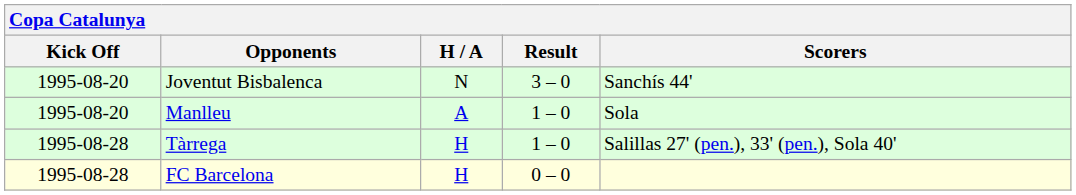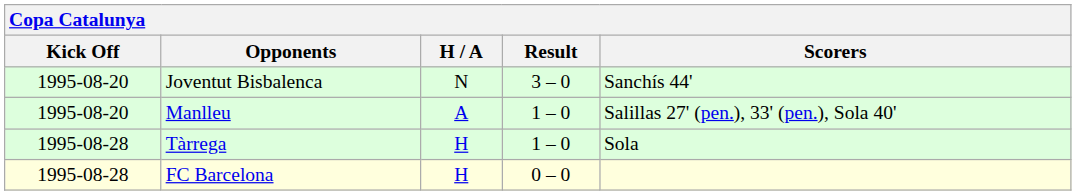(621, 112) Sola -> (750, 112) Salillas 27' (pen.), 33' (pen.), Sola 40'
(750, 143) Salillas 27' (pen.), 33' (pen.), Sola 40' -> (621, 143) Sola
